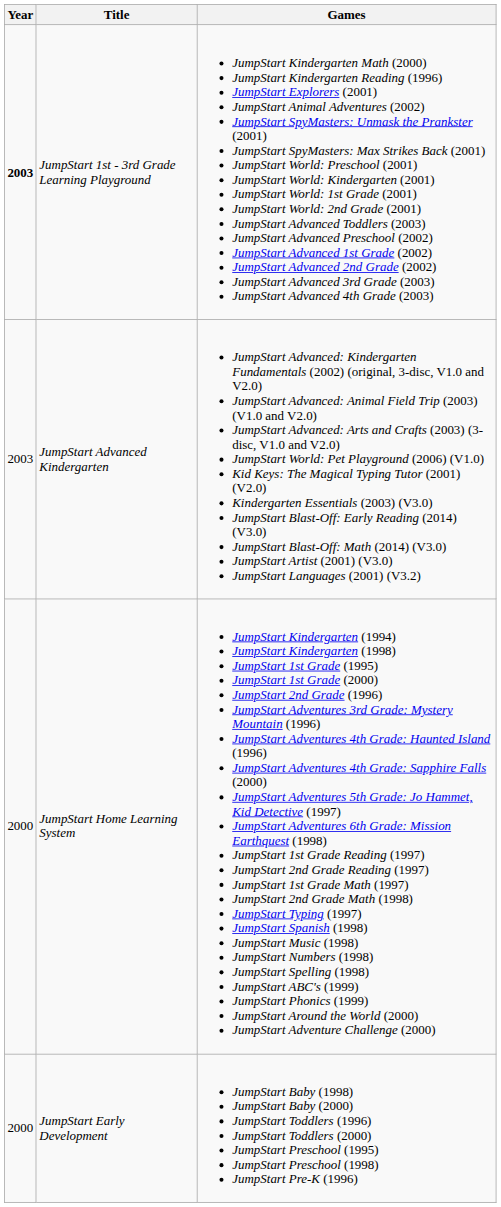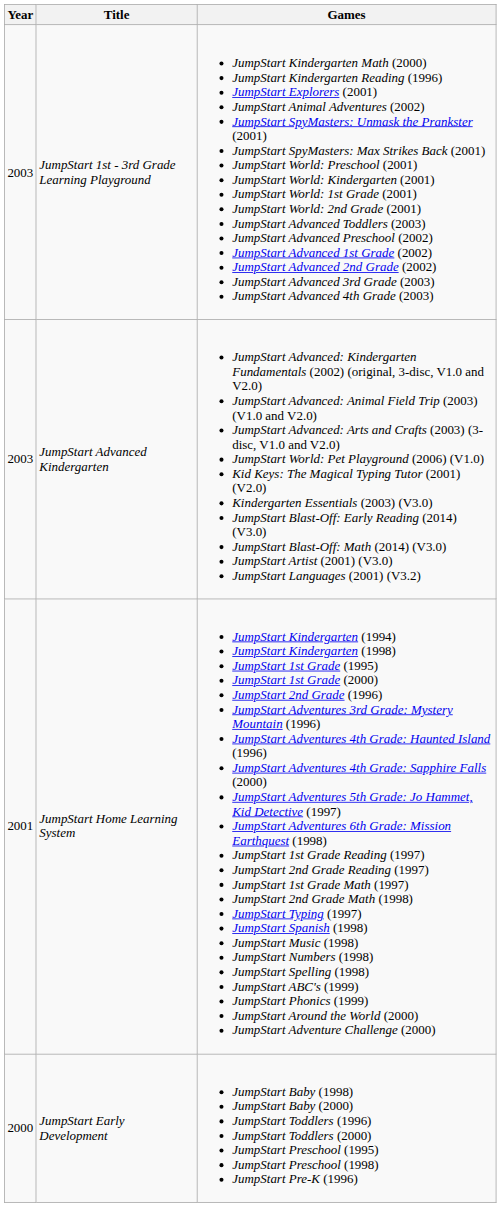(20, 172) bold -> (20, 172) normal
(20, 826) 2000 -> (20, 826) 2001
